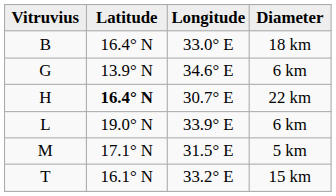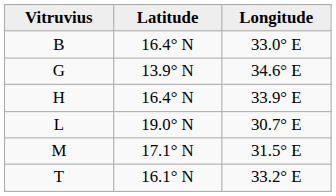- column: (290, 17)
(127, 97) bold -> (168, 97) normal
(208, 97) 30.7° E -> (276, 97) 33.9° E
(208, 124) 33.9° E -> (276, 124) 30.7° E
